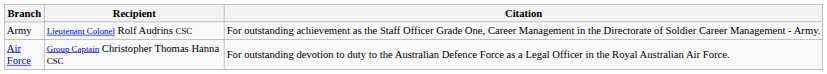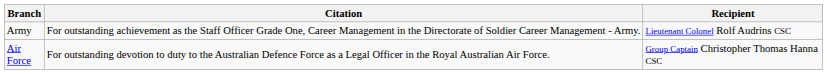columns swapped: (134, 13) <-> (524, 13)
